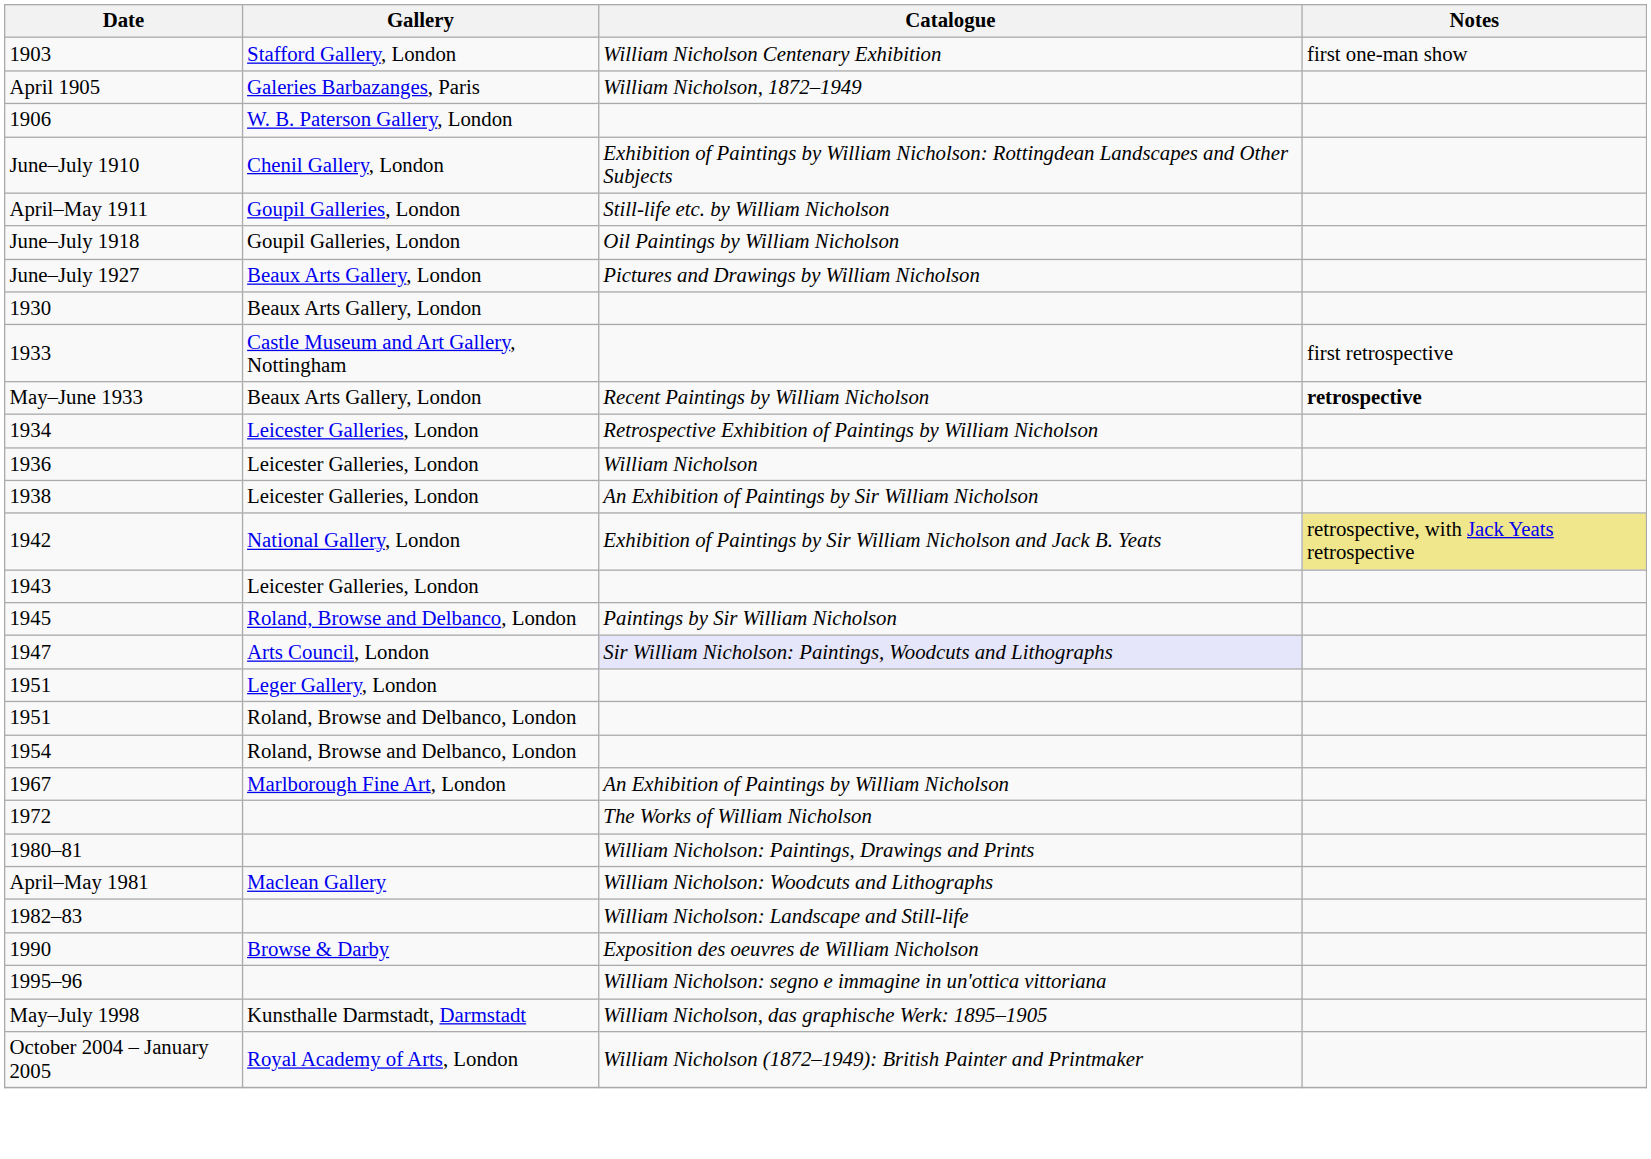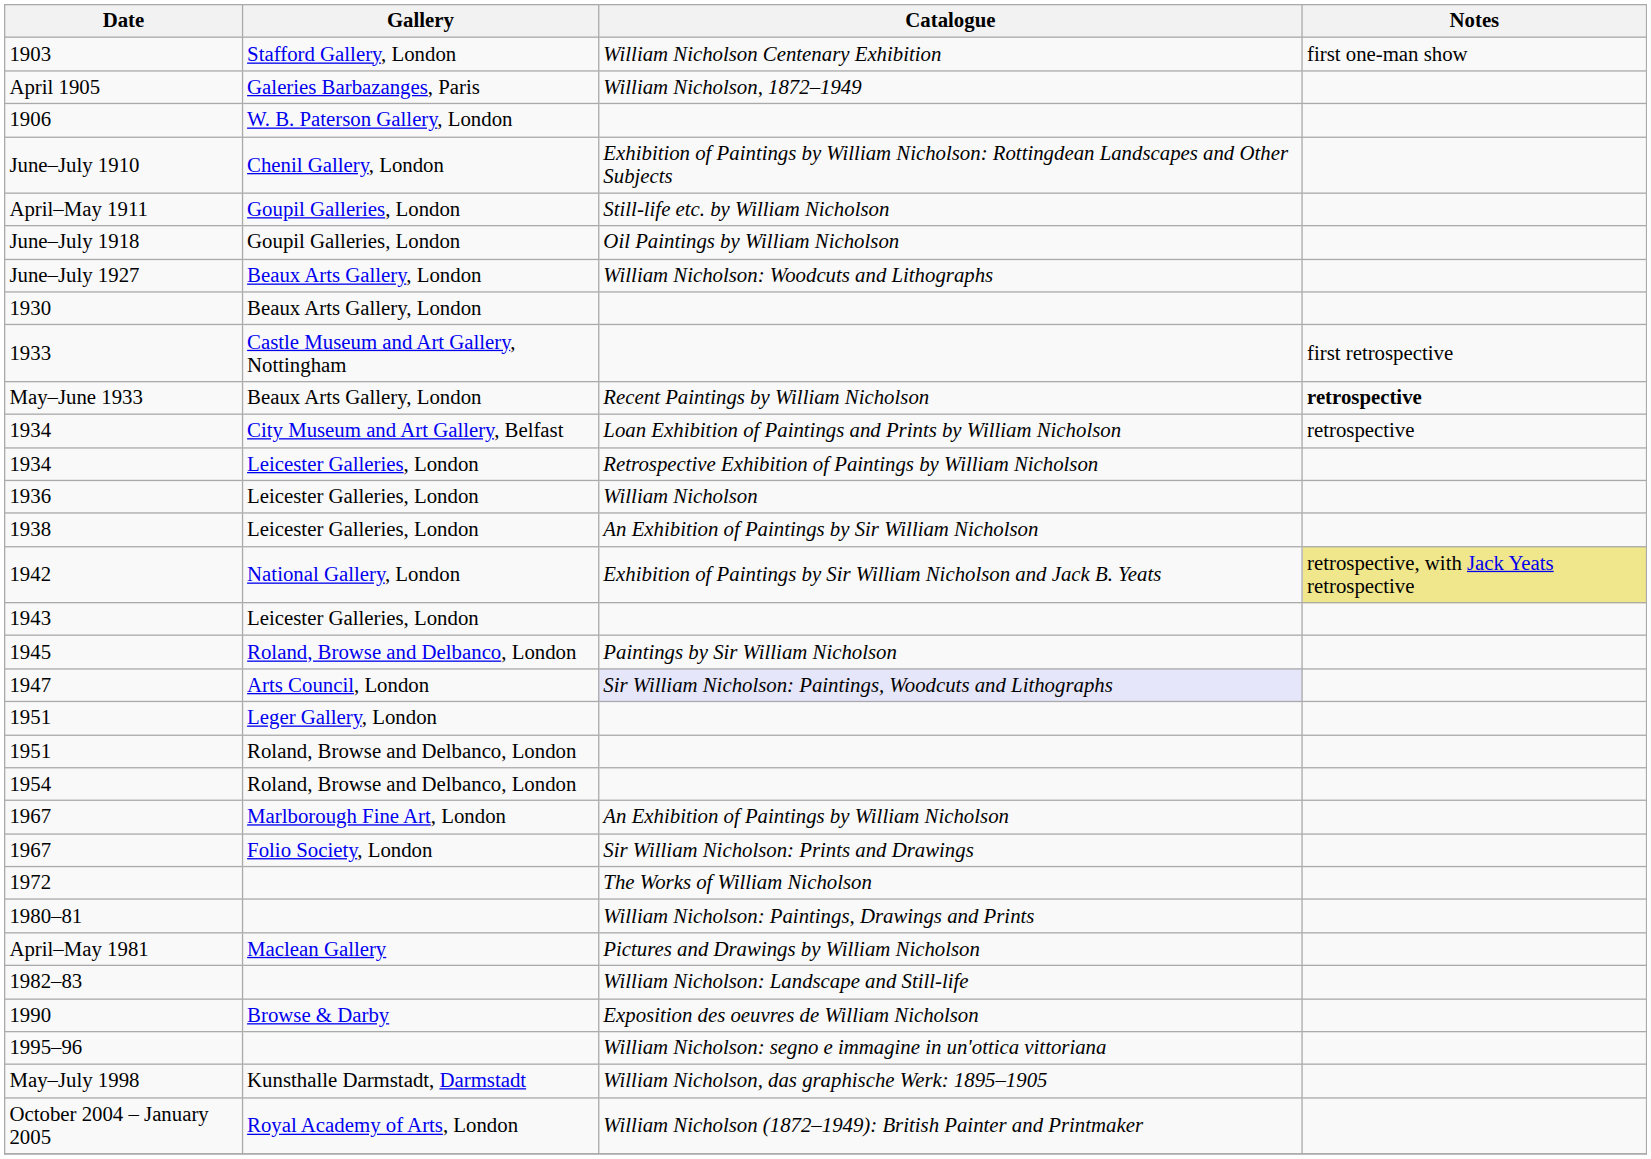(792, 275) Pictures and Drawings by William Nicholson -> (798, 275) William Nicholson: Woodcuts and Lithographs
+ row: (30, 430)
+ row: (30, 849)
(798, 882) William Nicholson: Woodcuts and Lithographs -> (792, 948) Pictures and Drawings by William Nicholson
